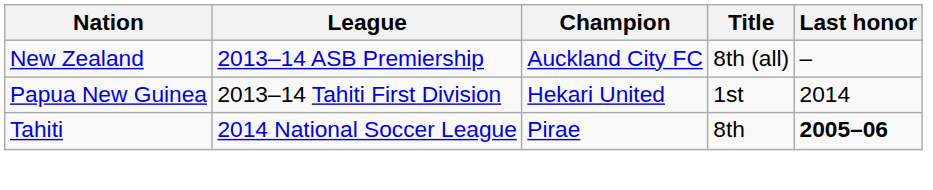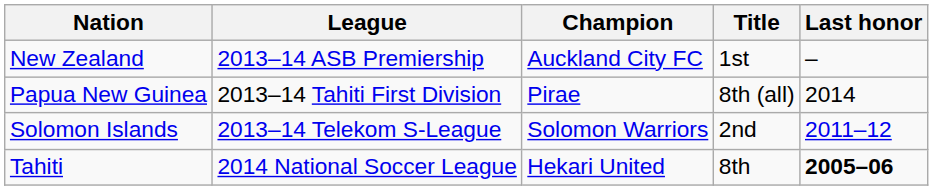(751, 58) 8th (all) -> (734, 58) 1st
(596, 94) Hekari United -> (554, 94) Pirae
(728, 94) 1st -> (757, 94) 8th (all)
+ row: (94, 130)
(554, 130) Pirae -> (596, 166) Hekari United
